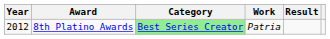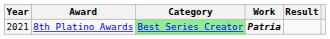(18, 27) 2012 -> (18, 27) 2021
(264, 27) normal -> (264, 27) bold
